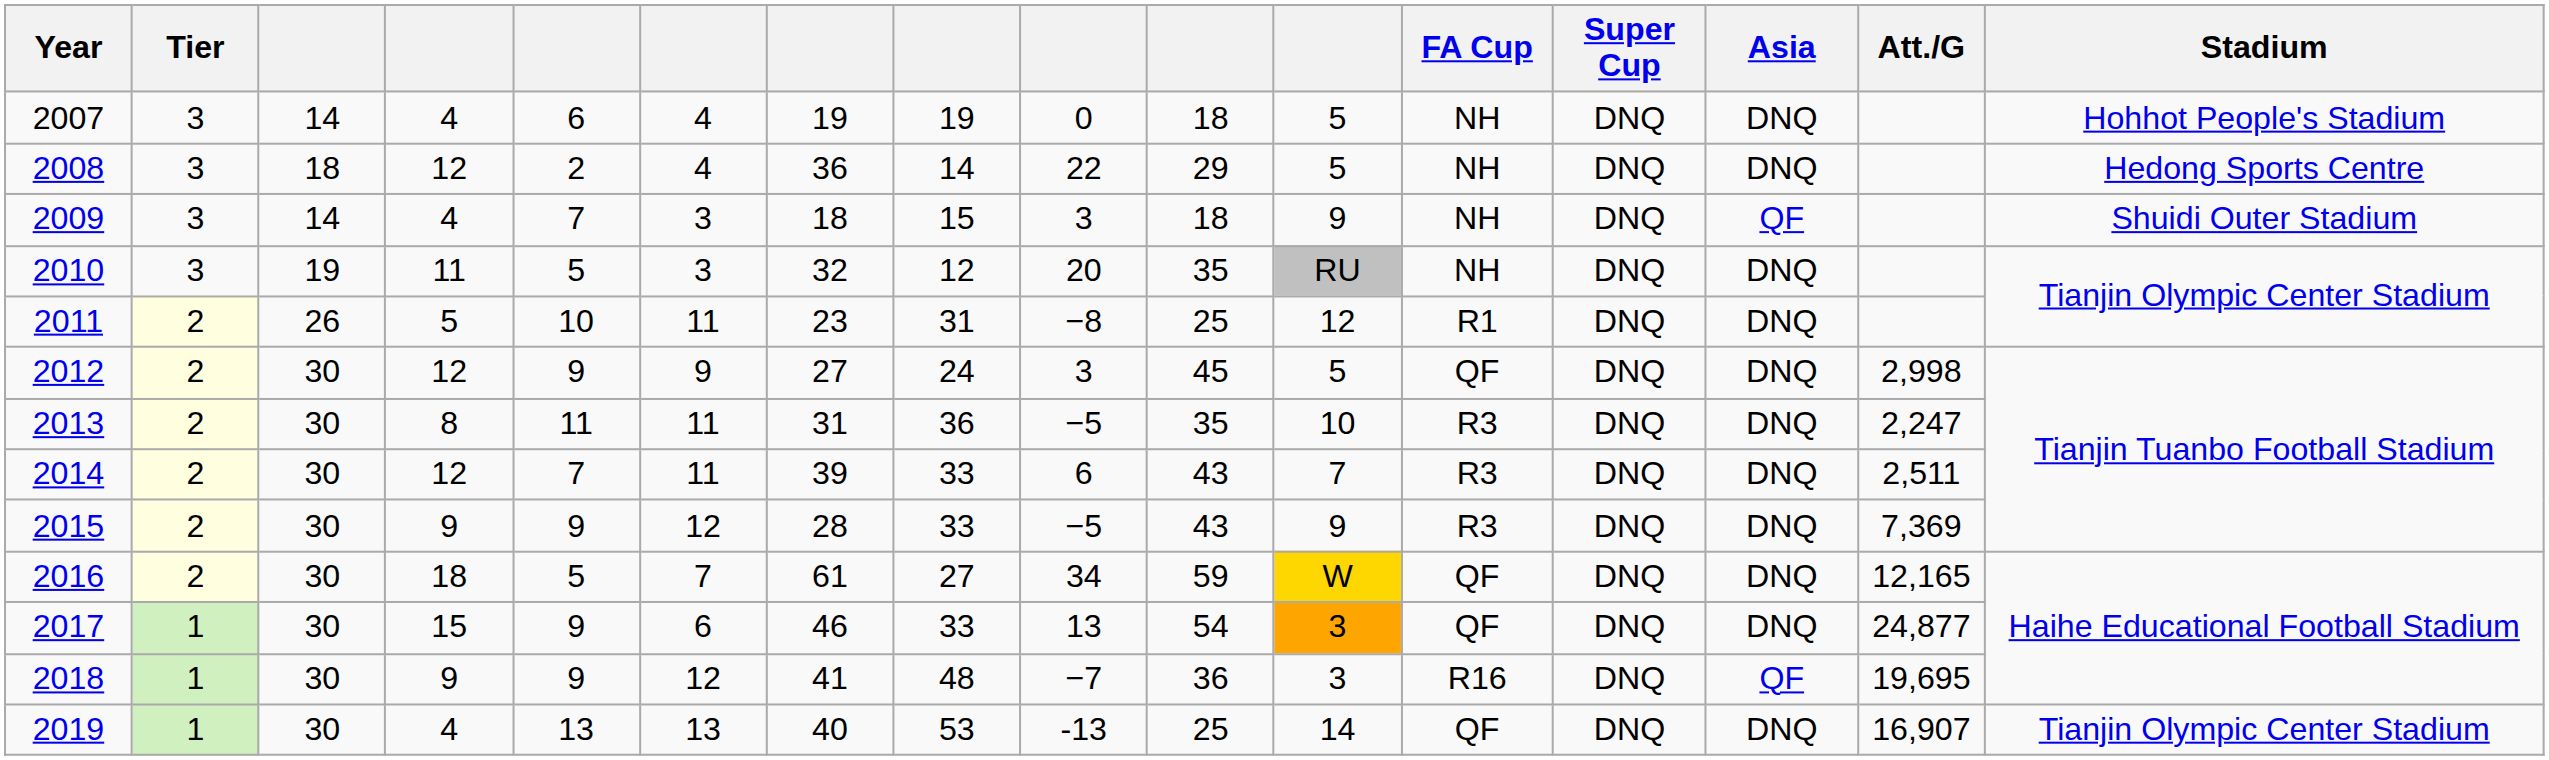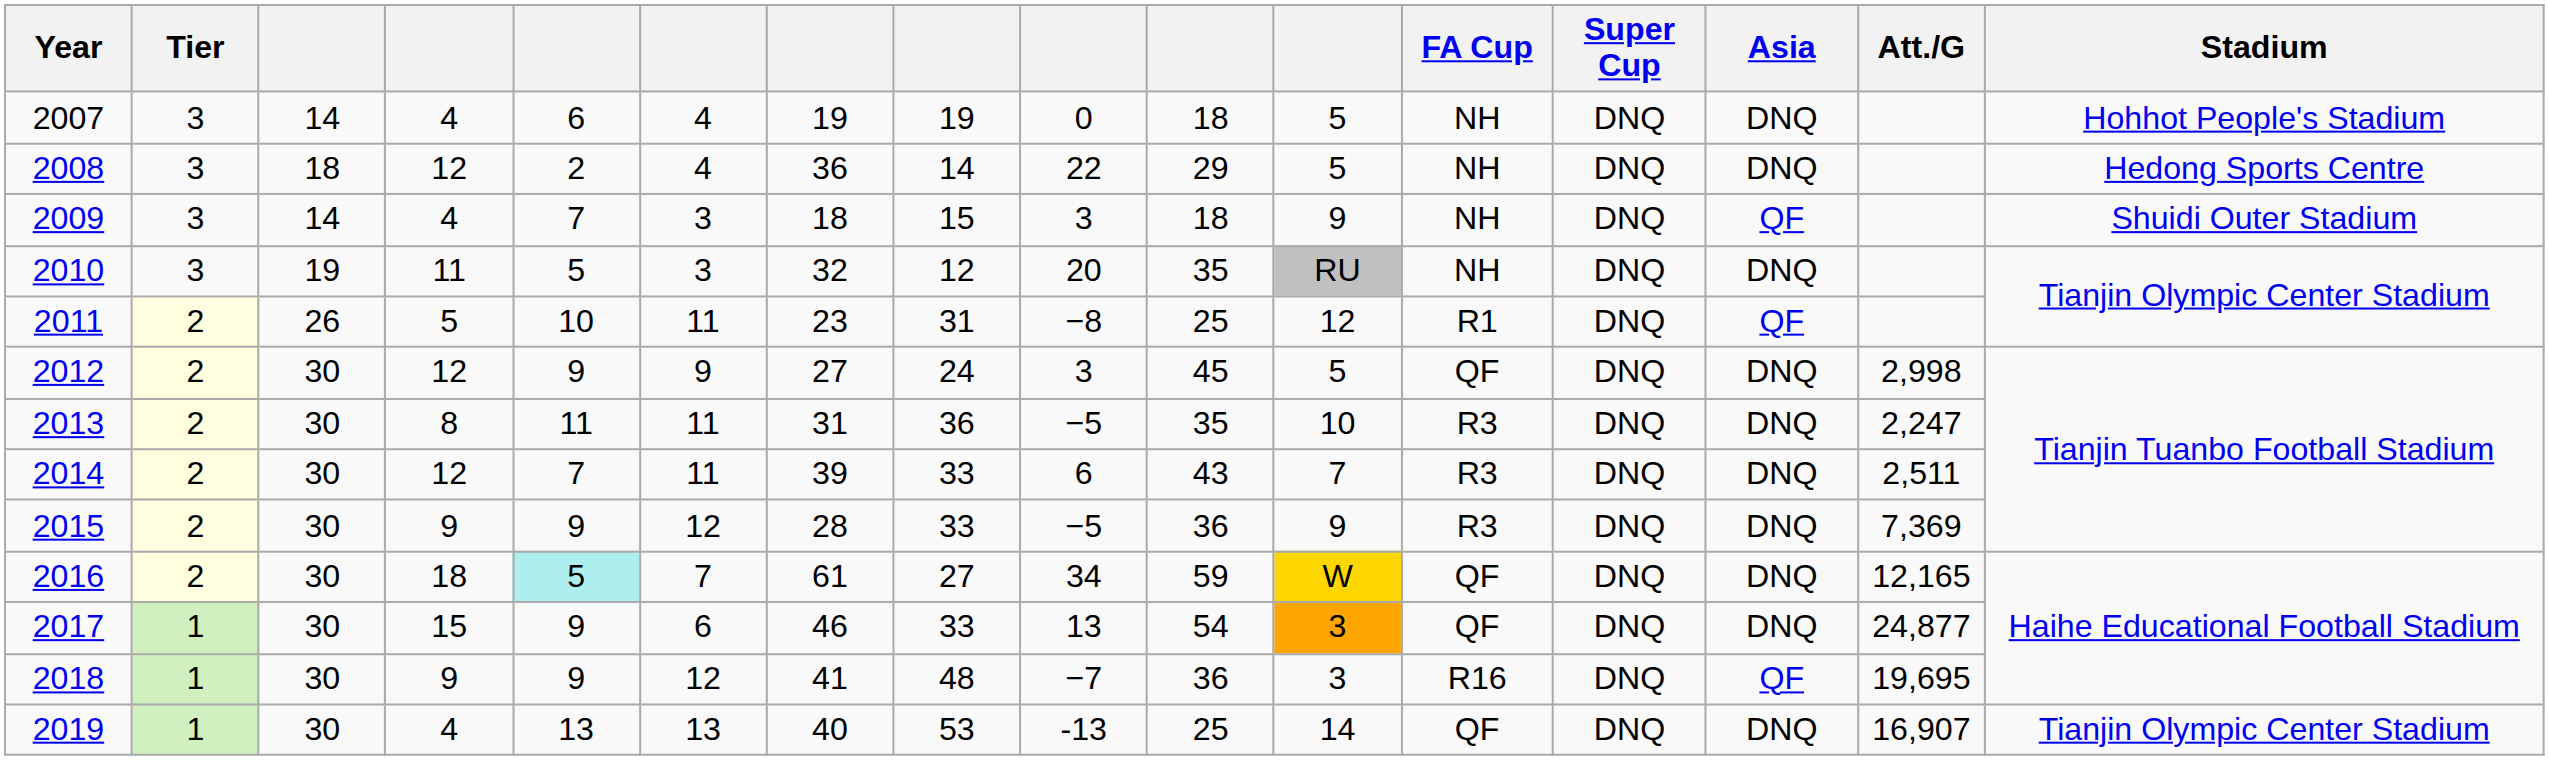(1782, 321) DNQ -> (1782, 321) QF
(1211, 525) 43 -> (1211, 525) 36
(576, 576) no background -> (576, 576) paleturquoise background
